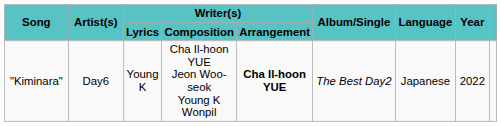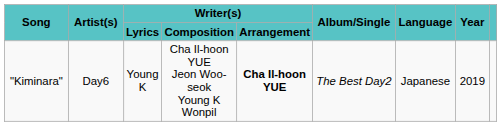(472, 81) 2022 -> (472, 81) 2019
